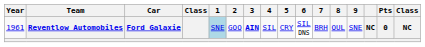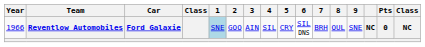(15, 28) 1961 -> (15, 28) 1966
(252, 28) bold -> (252, 28) normal
